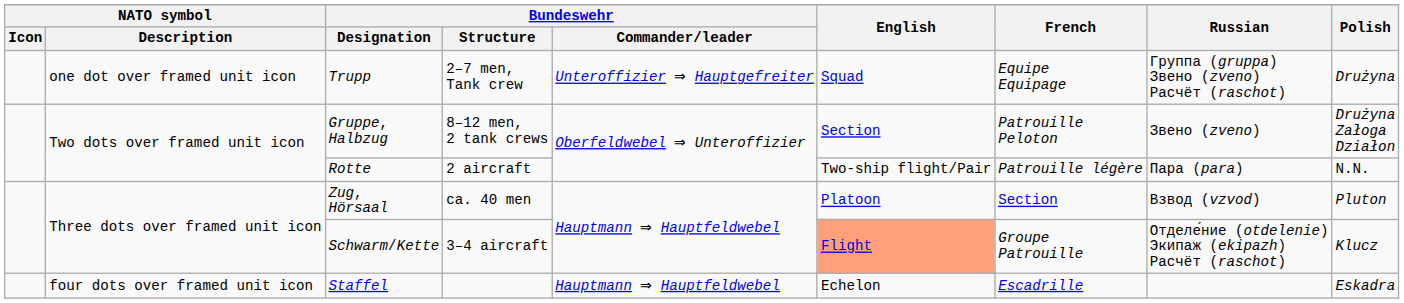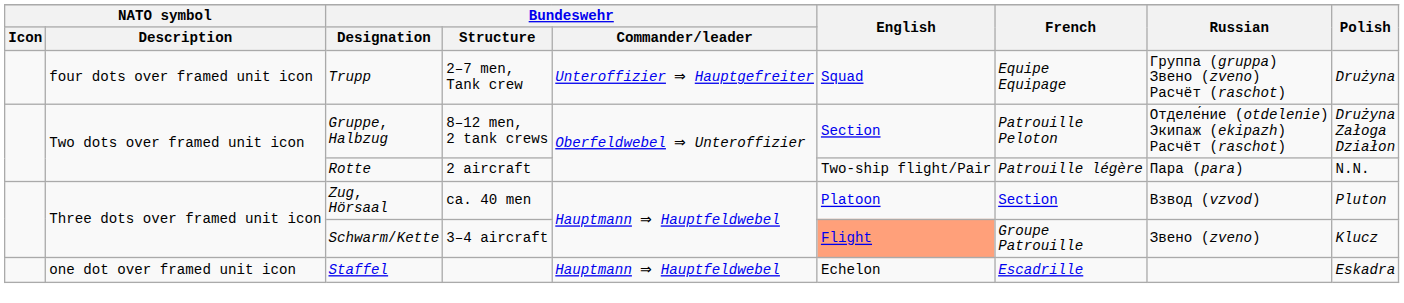(173, 77) one dot over framed unit icon -> (181, 77) four dots over framed unit icon
(1205, 131) Звено (zveno) -> (1239, 131) Отделе́ние (otdelenie) Экипаж (ekipazh) Расчёт (raschot)
(1239, 246) Отделе́ние (otdelenie) Экипаж (ekipazh) Расчёт (raschot) -> (1205, 238) Звено (zveno)
(181, 285) four dots over framed unit icon -> (173, 270) one dot over framed unit icon
